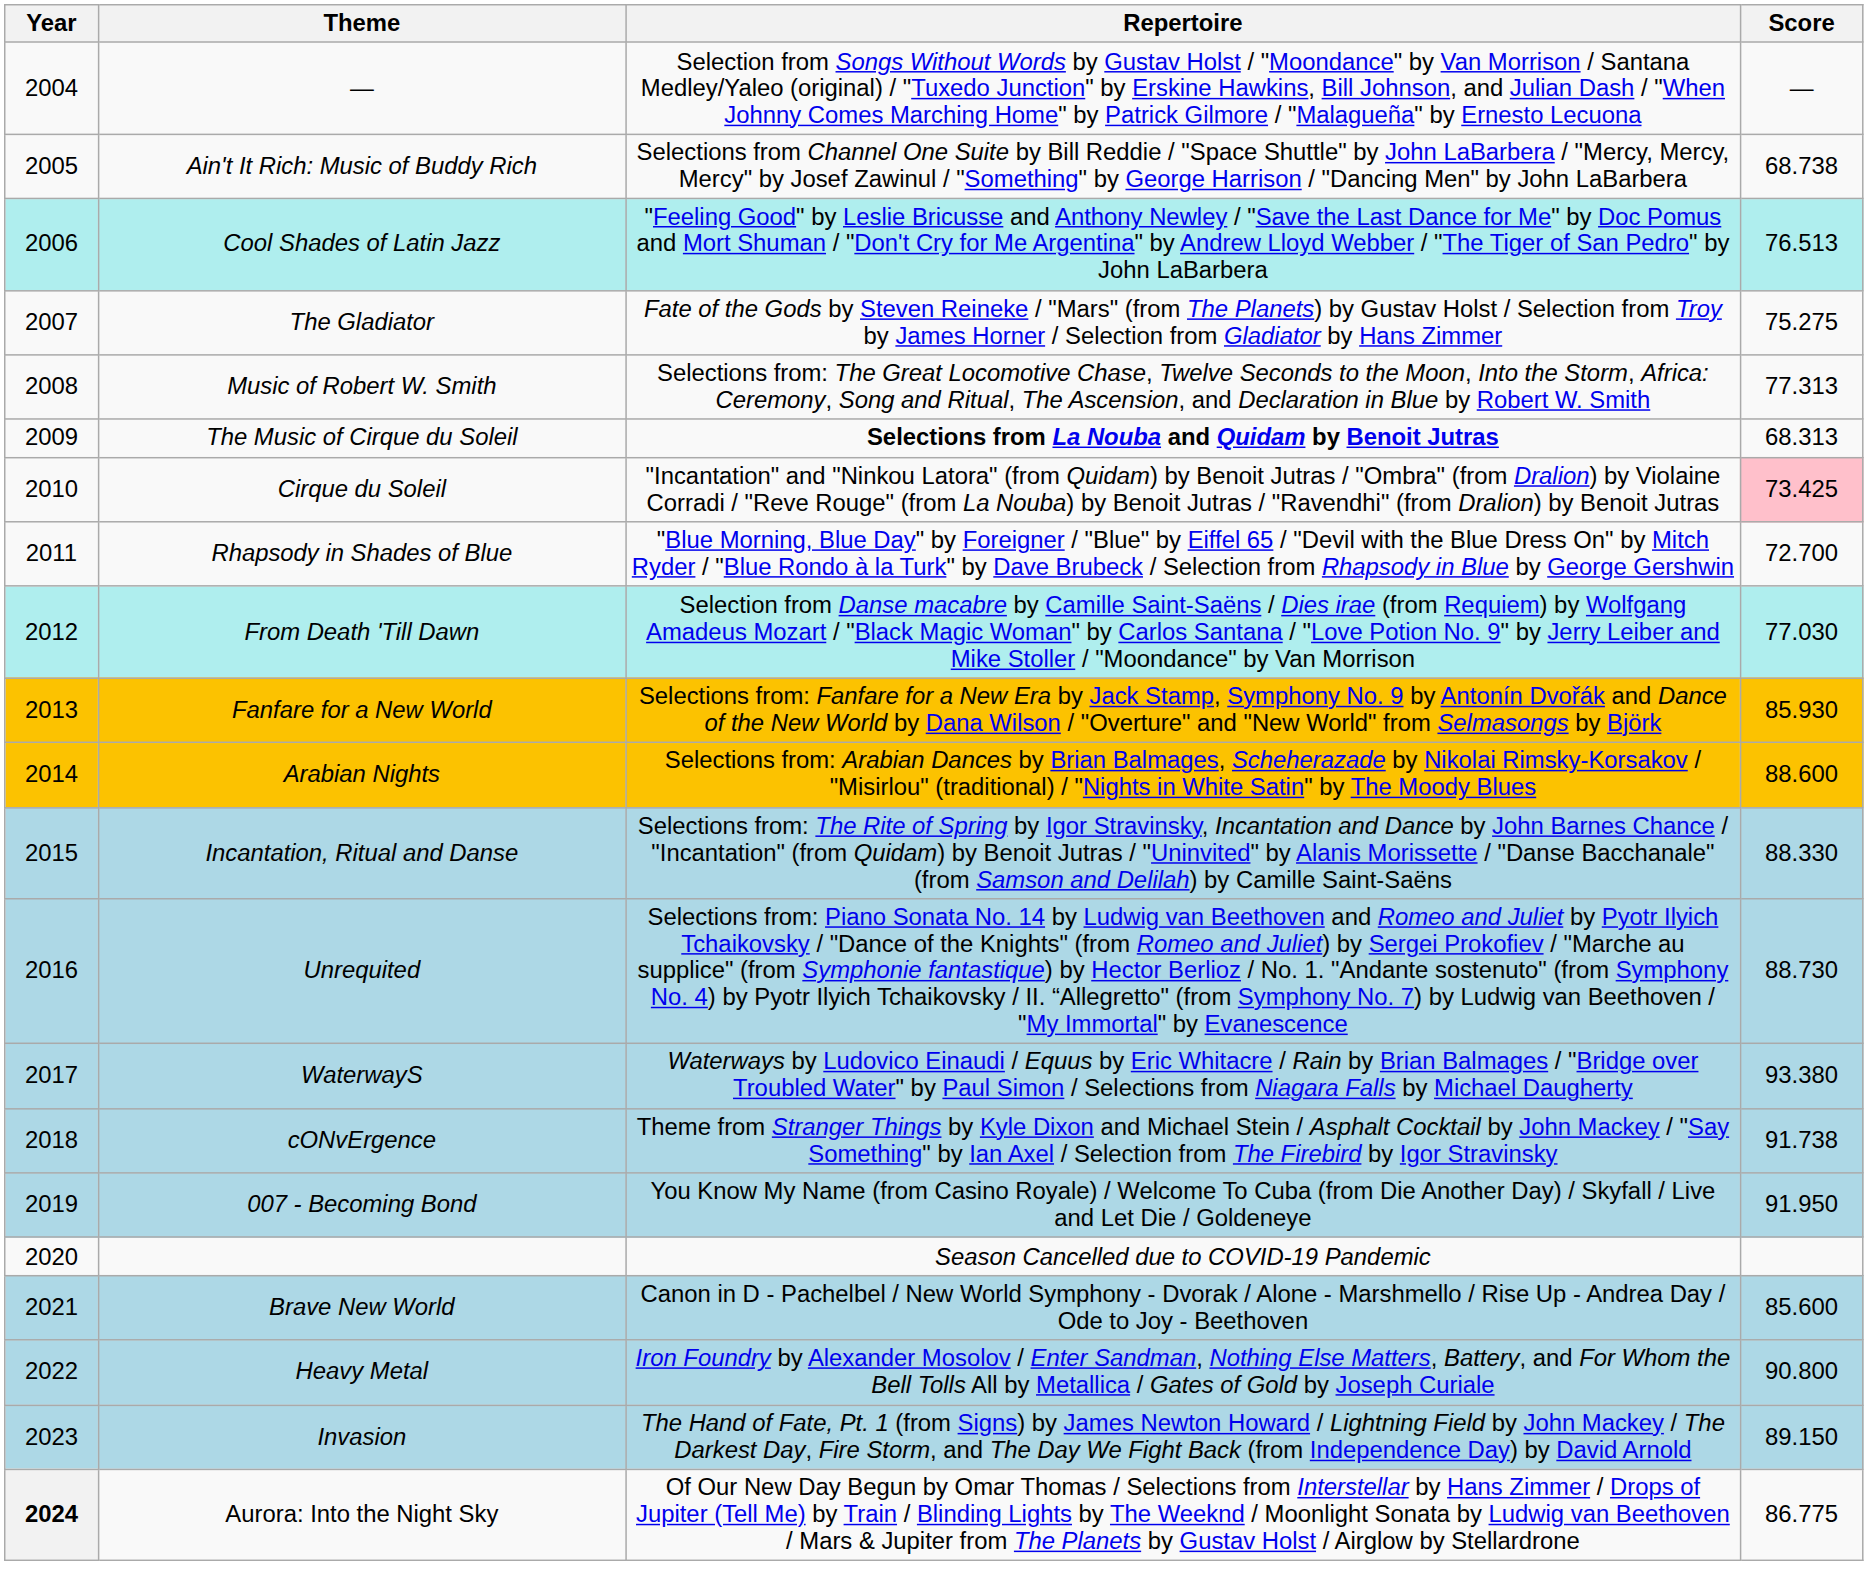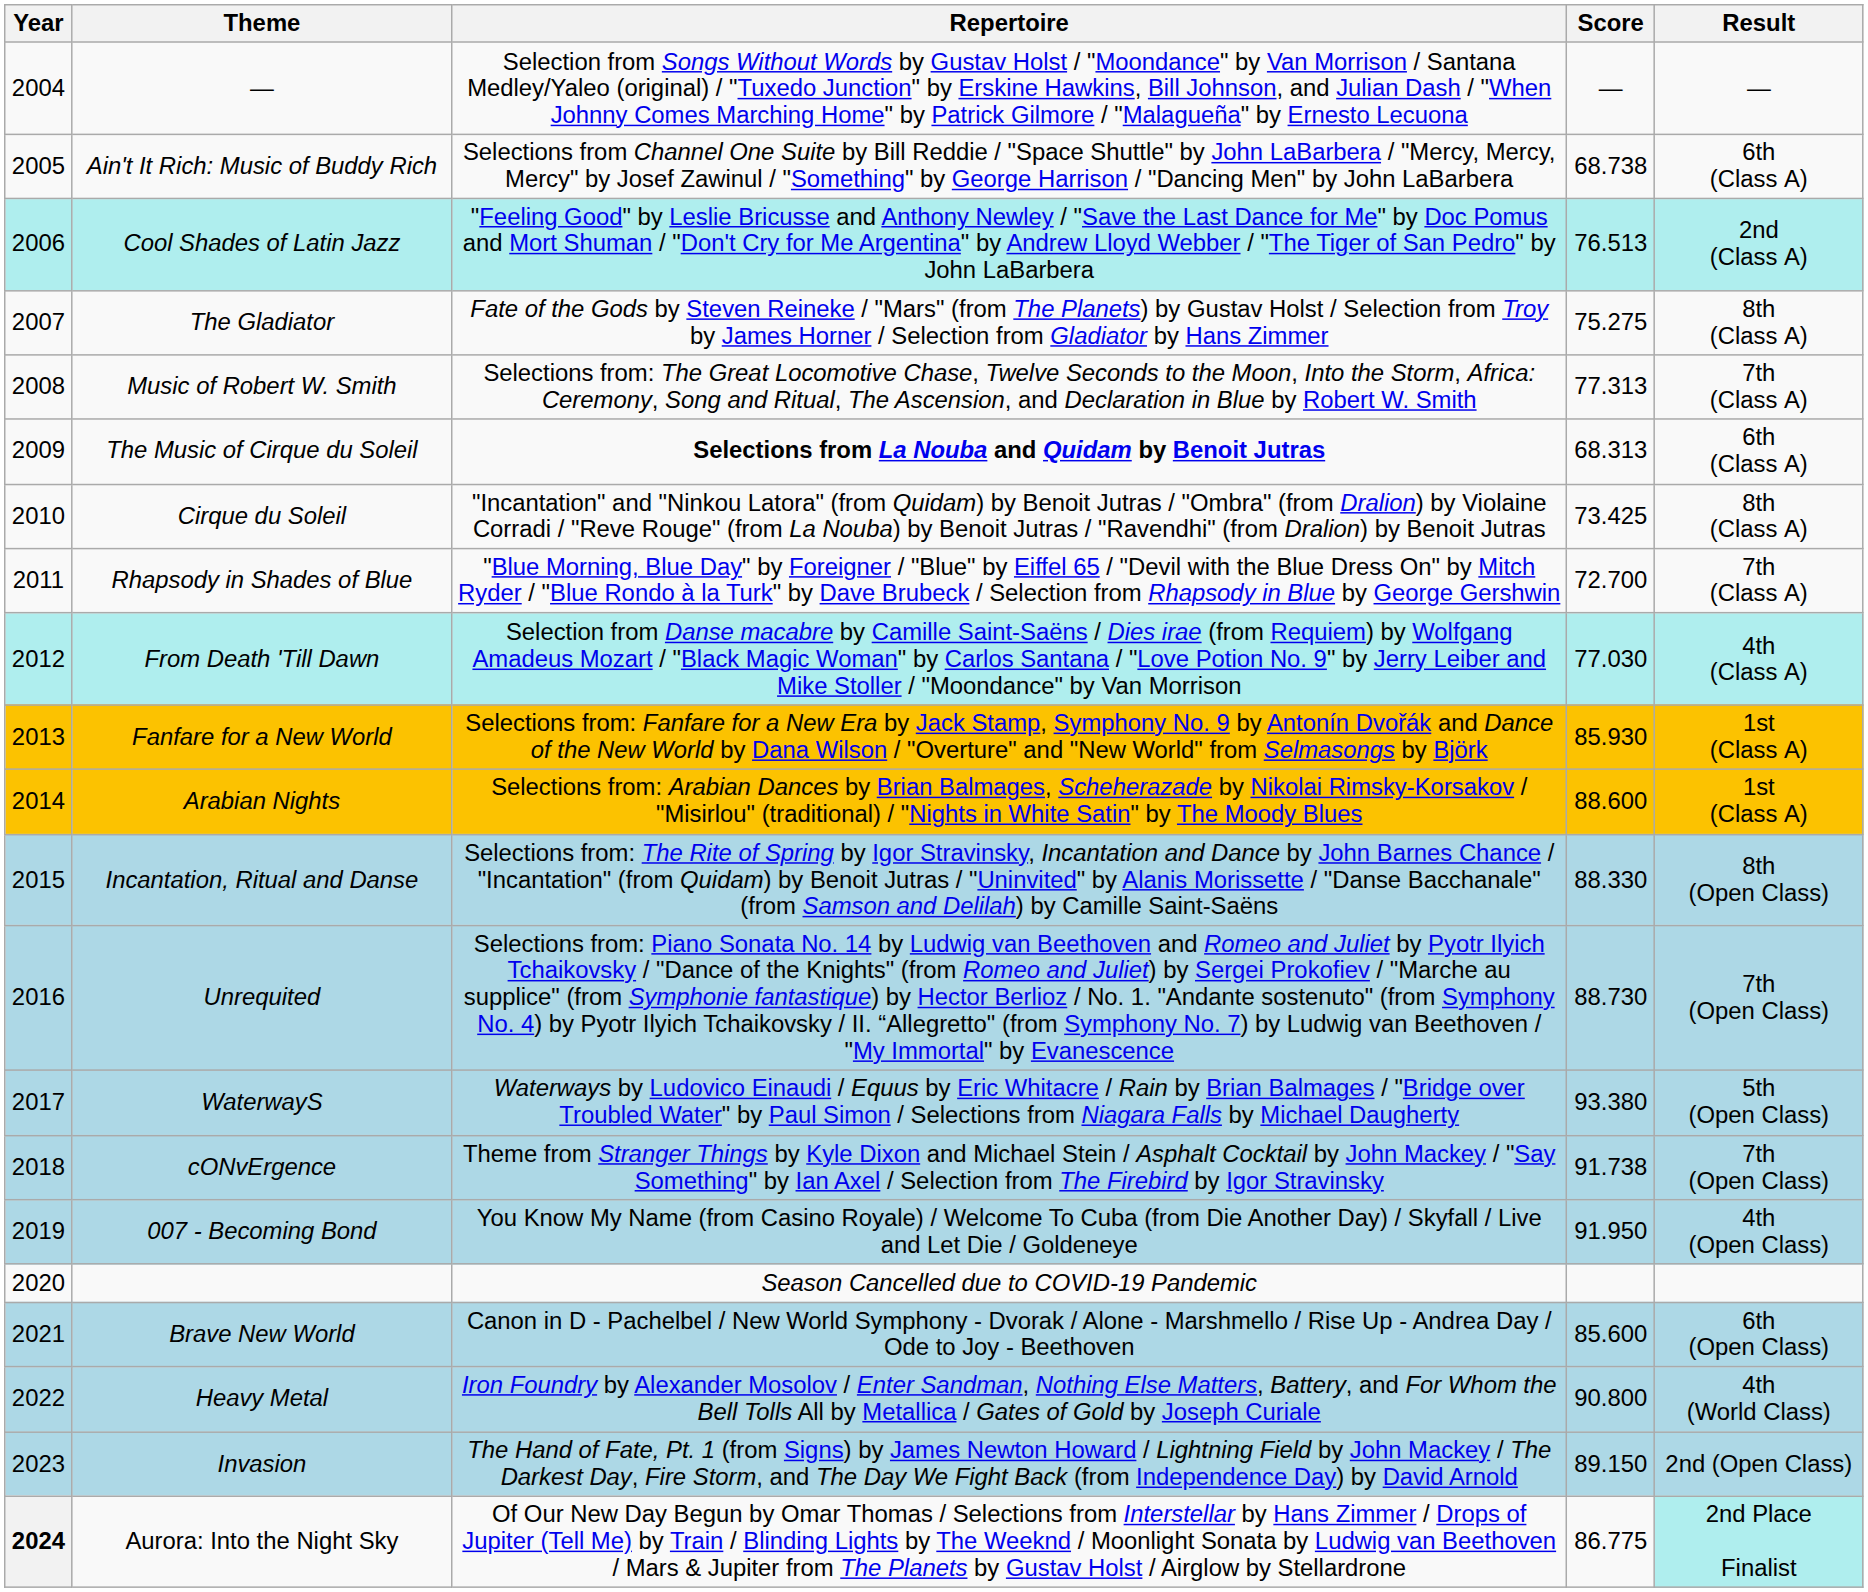+ column: (1759, 23)
(1802, 489) pink background -> (1611, 516) no background
